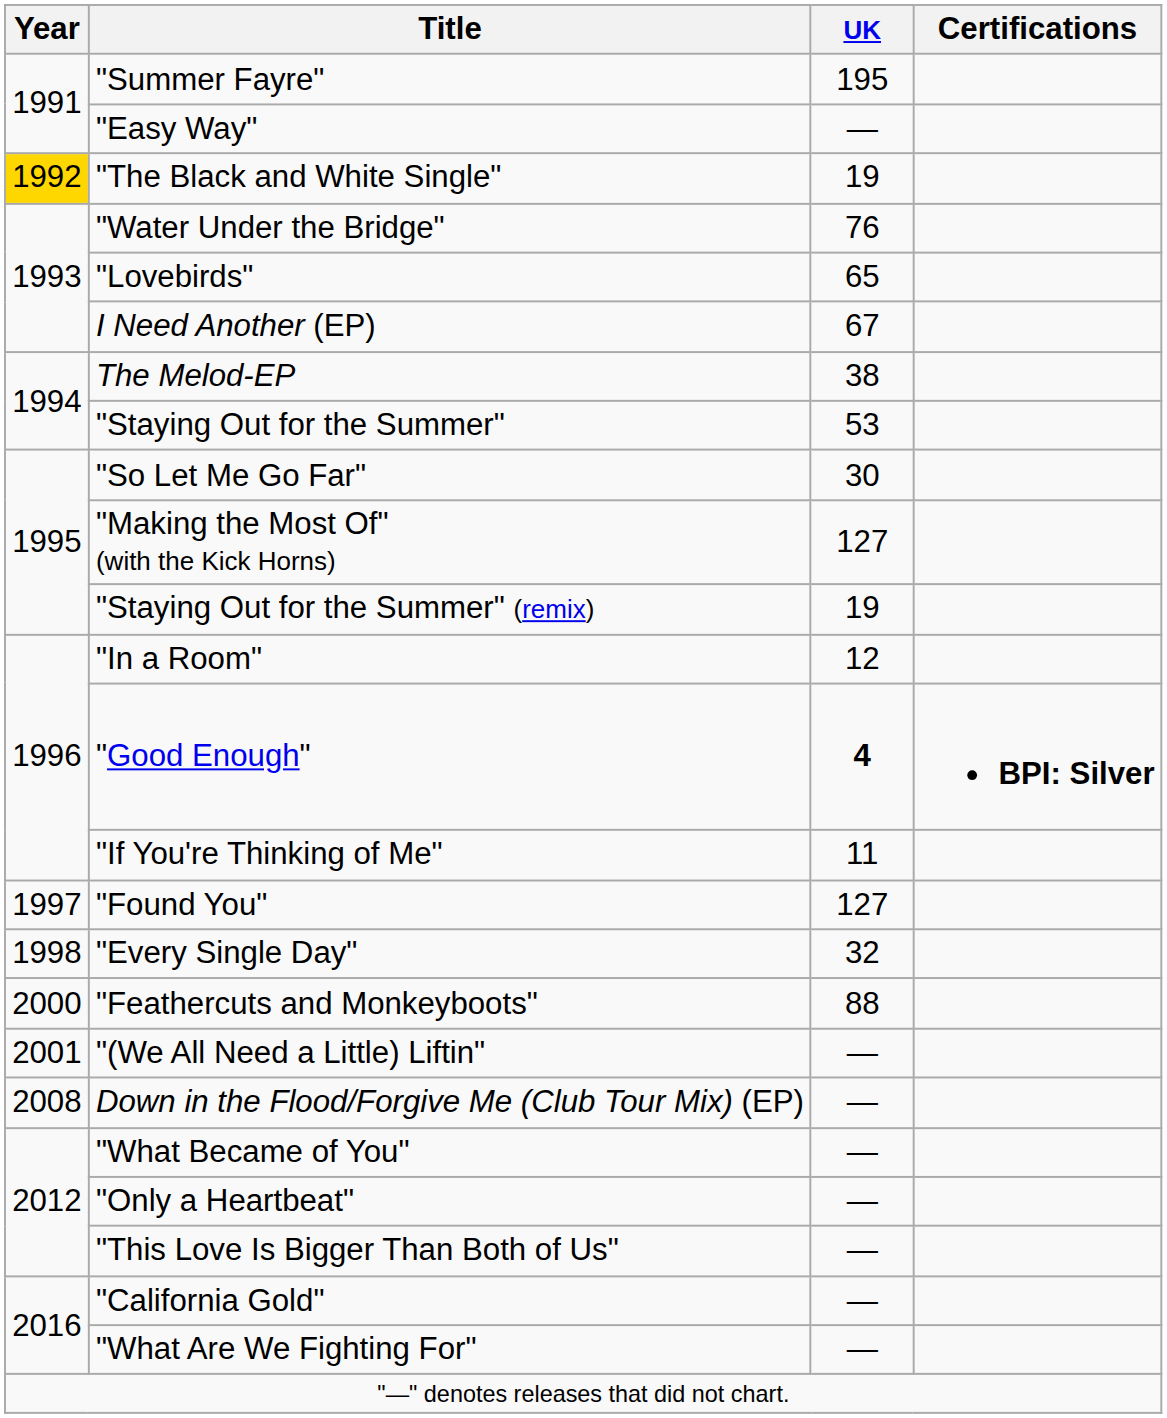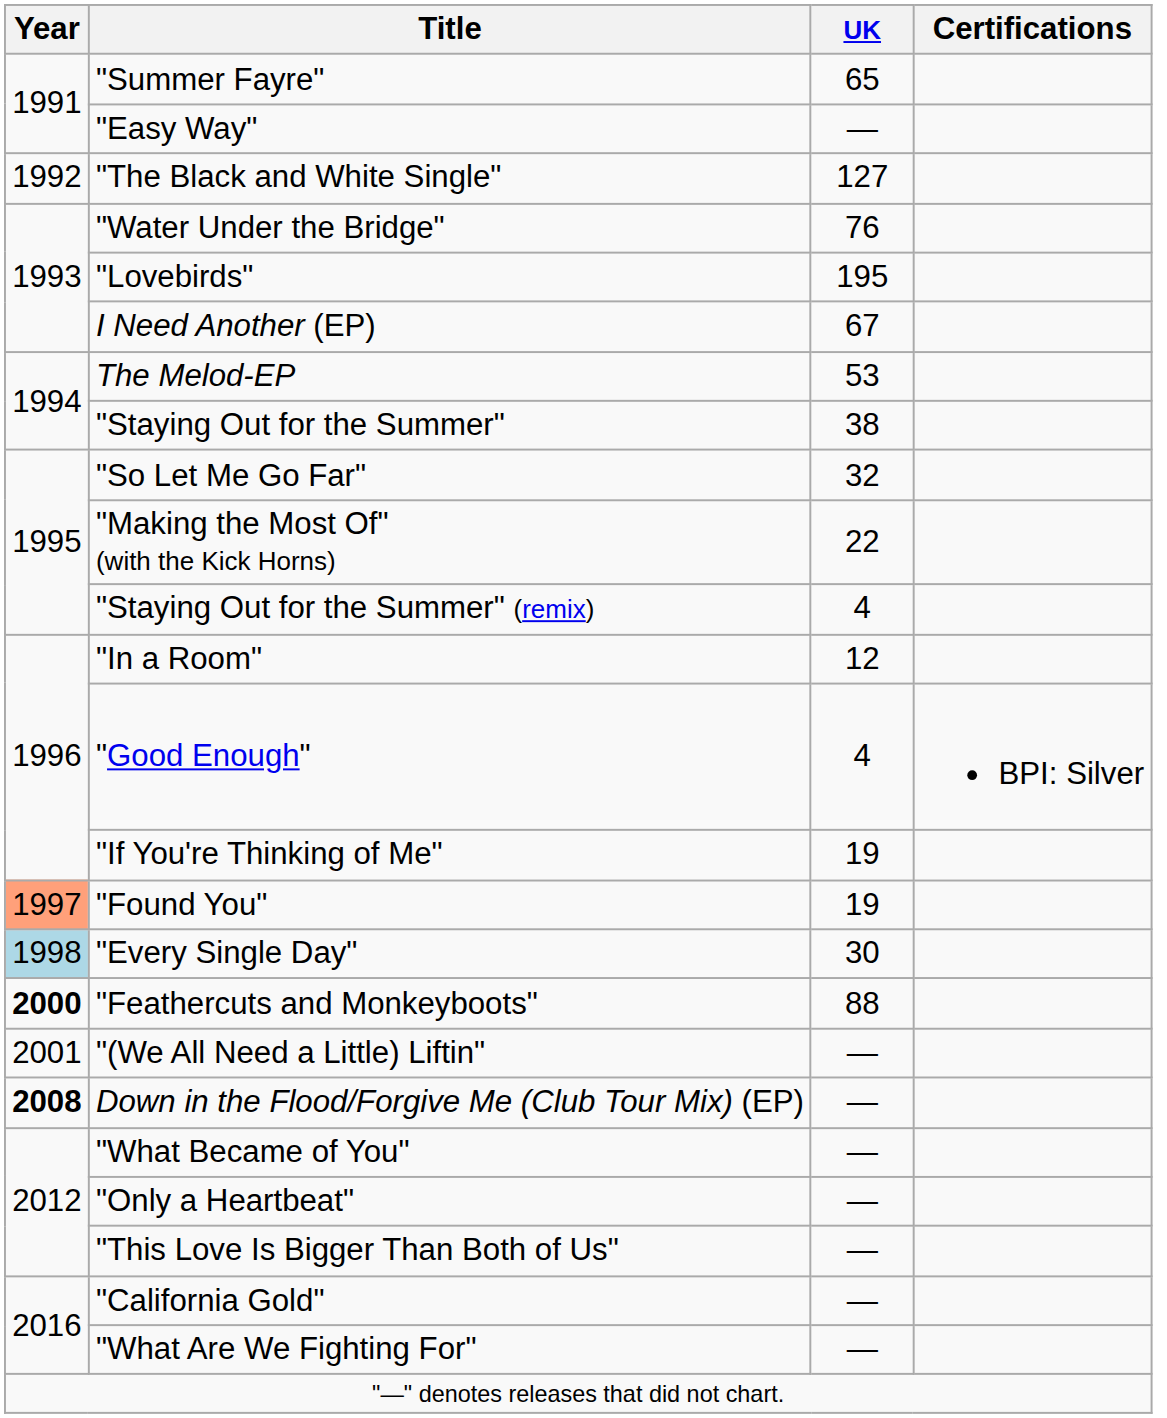(862, 78) 195 -> (862, 78) 65
(47, 177) gold background -> (47, 177) no background
(862, 177) 19 -> (862, 177) 127
(862, 276) 65 -> (862, 276) 195
(862, 375) 38 -> (862, 375) 53
(862, 425) 53 -> (862, 425) 38
(862, 474) 30 -> (862, 474) 32
(862, 541) 127 -> (862, 541) 22
(862, 608) 19 -> (862, 608) 4
(862, 756) bold -> (862, 756) normal
(1038, 774) bold -> (1032, 774) normal
(862, 854) 11 -> (862, 854) 19
(47, 904) no background -> (47, 904) lightsalmon background
(862, 904) 127 -> (862, 904) 19
(47, 953) no background -> (47, 953) lightblue background
(862, 953) 32 -> (862, 953) 30
(47, 1003) normal -> (47, 1003) bold
(47, 1101) normal -> (47, 1101) bold
